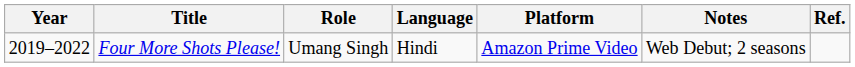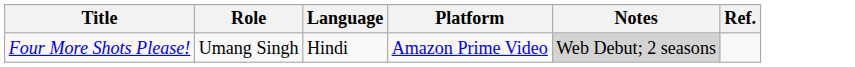- column: (49, 18)
(726, 47) no background -> (636, 47) lightgrey background
